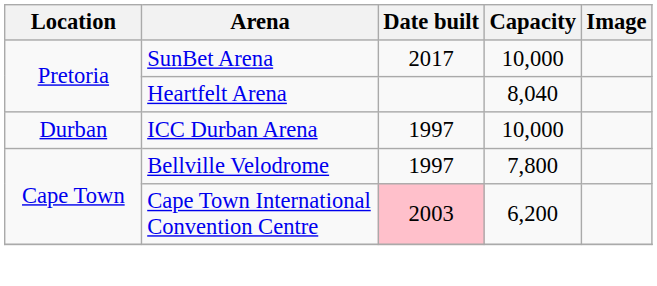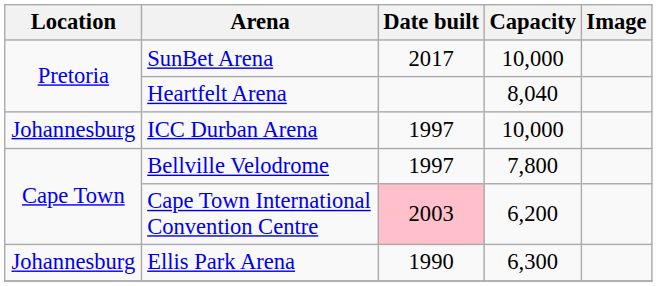(73, 129) Durban -> (73, 129) Johannesburg
+ row: (221, 262)
